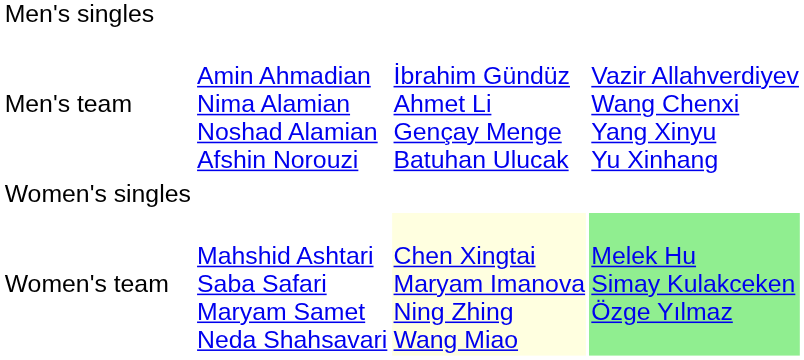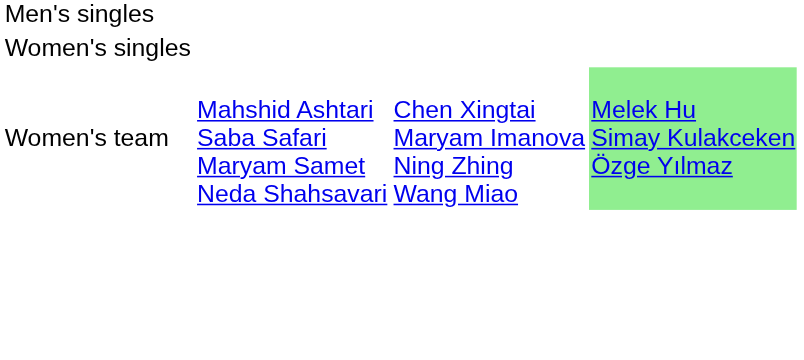- row: (68, 104)
(489, 297) lightyellow background -> (489, 152) no background
